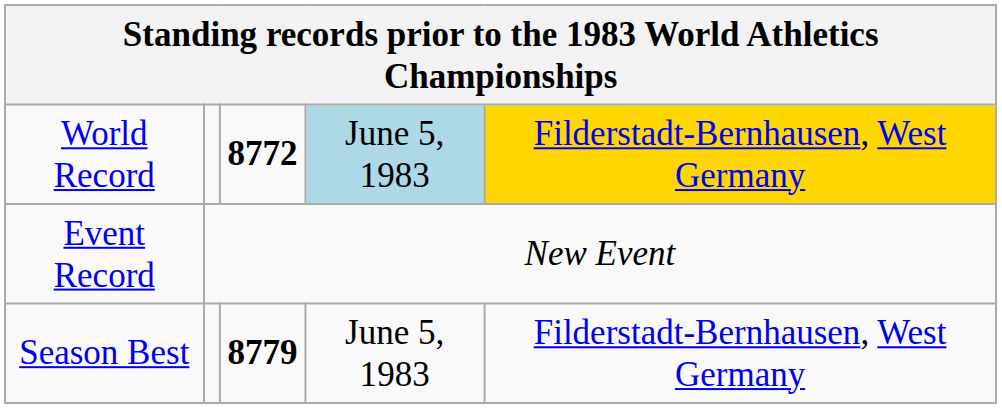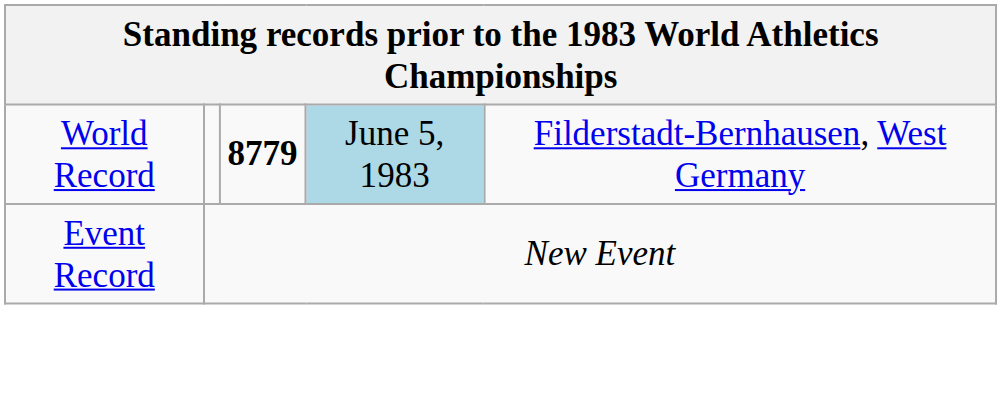(263, 153) 8772 -> (263, 153) 8779
(740, 153) gold background -> (740, 153) no background
- row: (104, 352)
